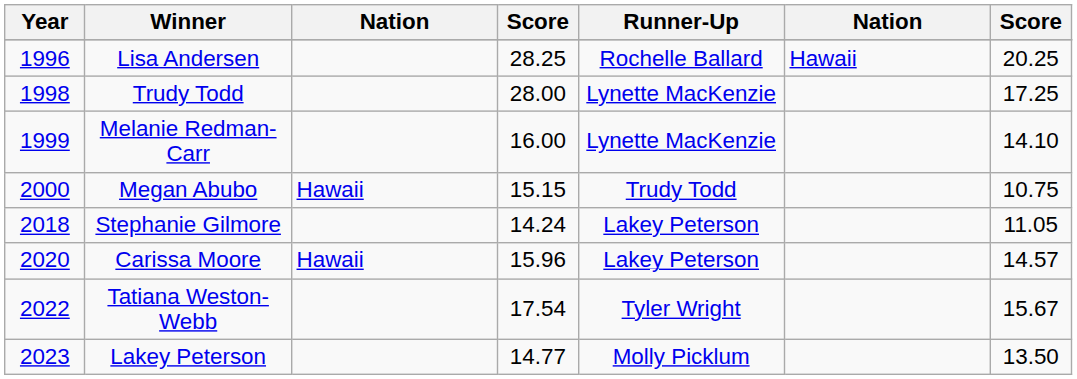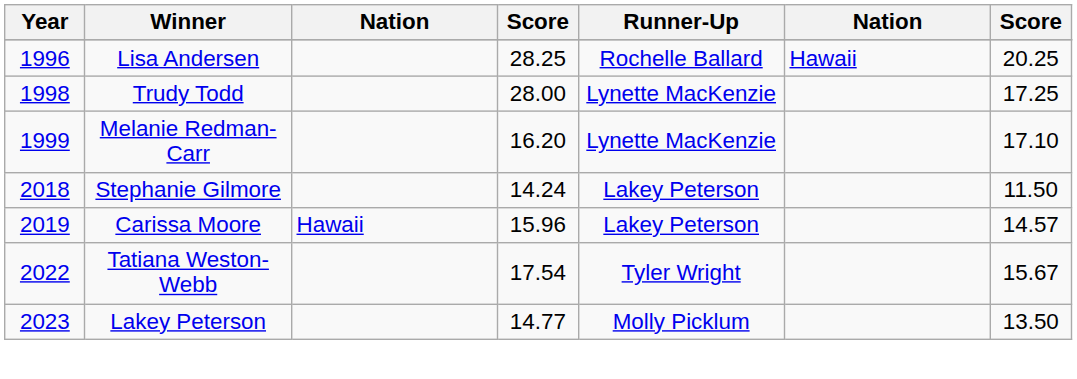(538, 141) 16.00 -> (538, 141) 16.20
(1031, 141) 14.10 -> (1031, 141) 17.10
- row: (188, 189)
(1031, 225) 11.05 -> (1031, 189) 11.50
(45, 260) 2020 -> (45, 225) 2019
